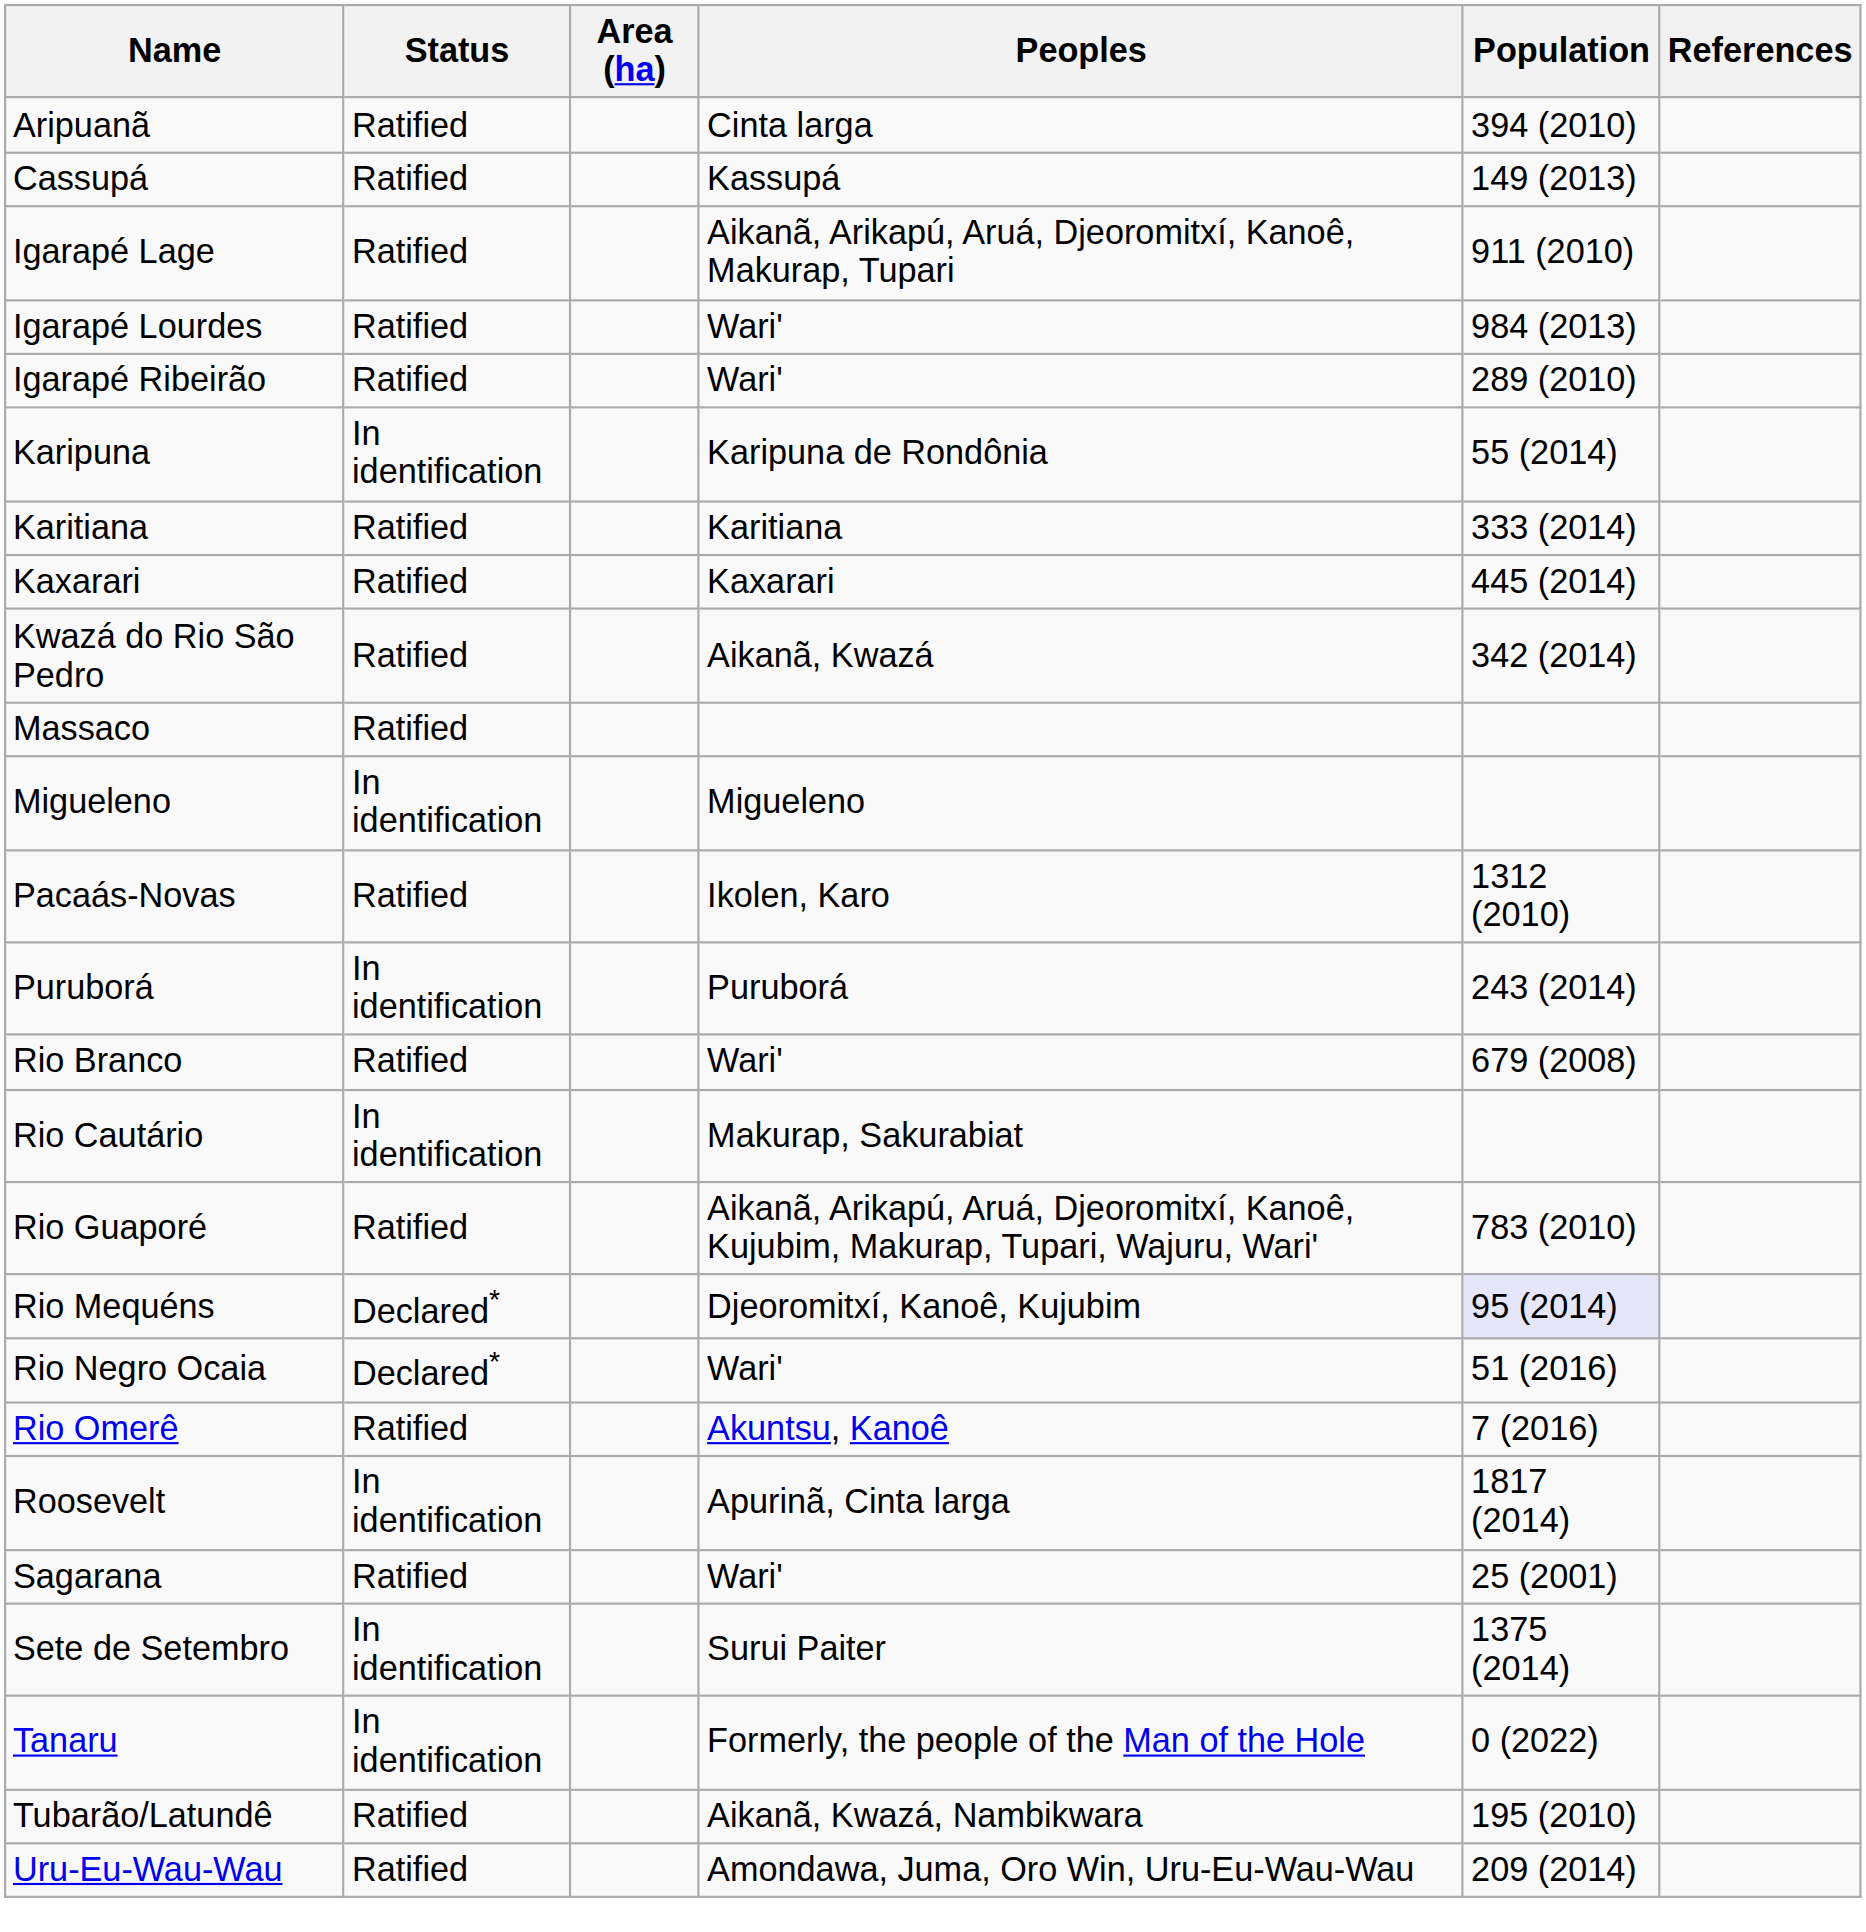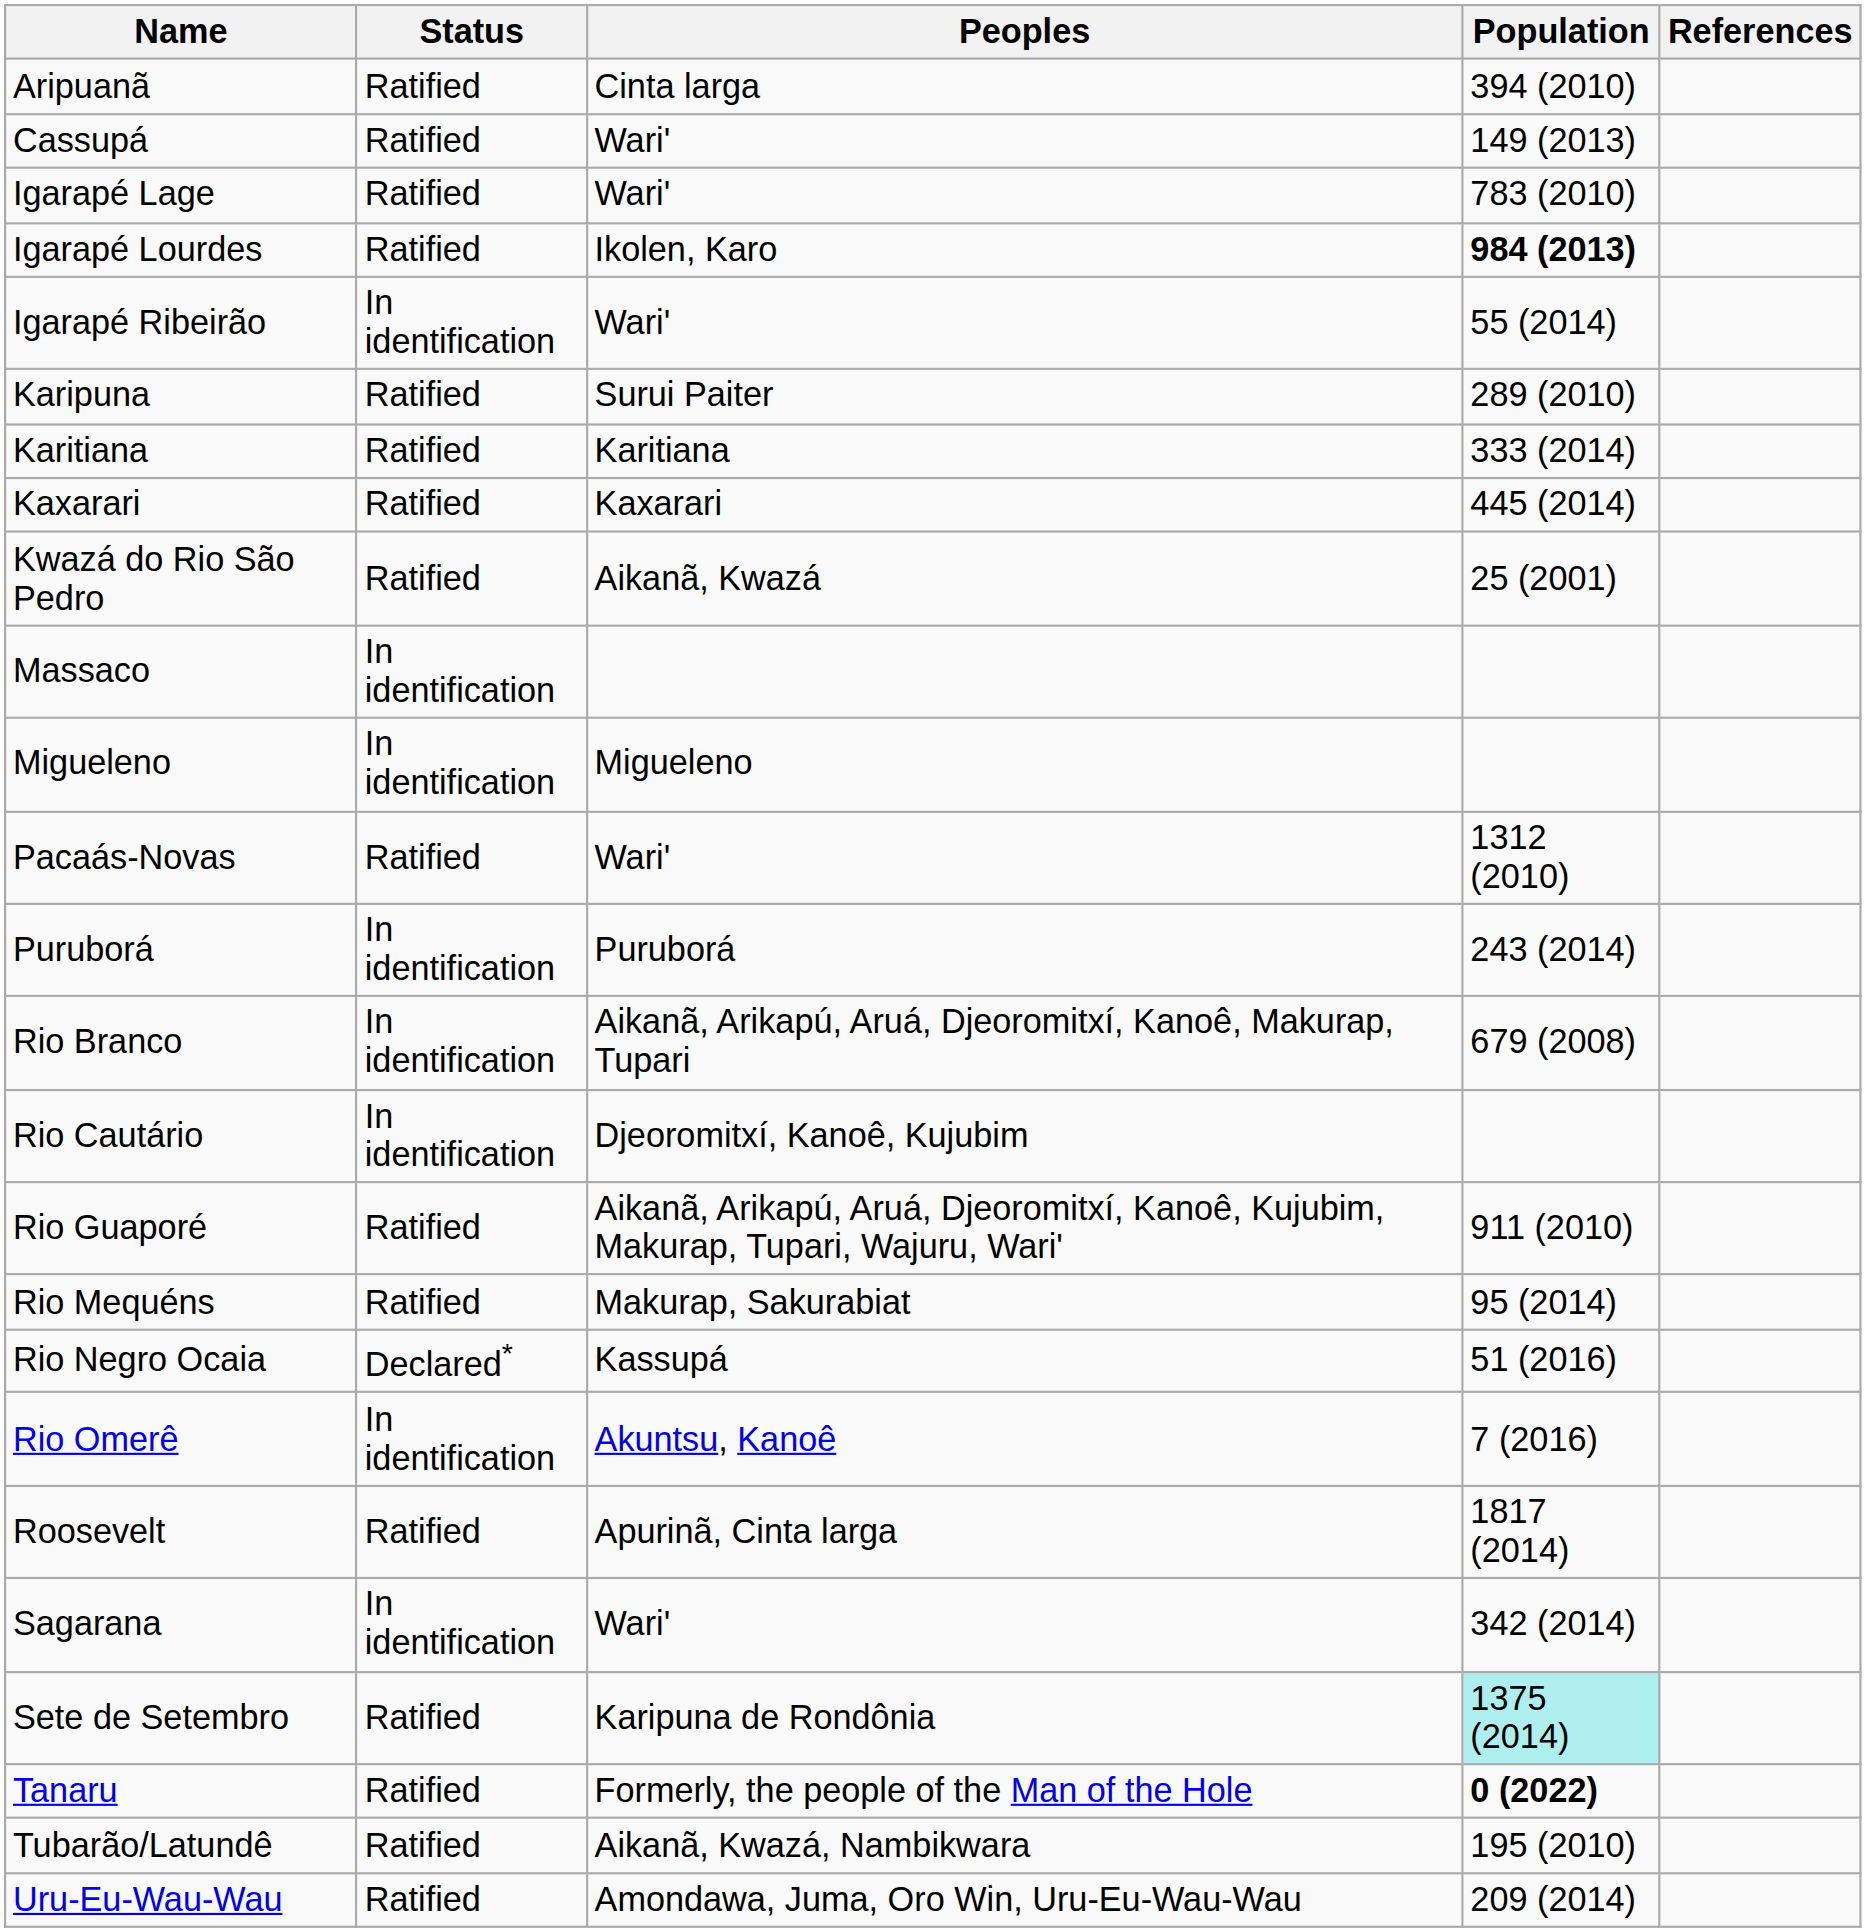- column: (635, 50)
(774, 178) Kassupá -> (632, 140) Wari'
(1031, 252) Aikanã, Arikapú, Aruá, Djeoromitxí, Kanoê, Makurap, Tupari -> (632, 194) Wari'
(1553, 252) 911 (2010) -> (1553, 194) 783 (2010)
(745, 325) Wari' -> (686, 248) Ikolen, Karo
(1554, 325) normal -> (1553, 248) bold
(410, 380) Ratified -> (460, 322) In identification
(1554, 380) 289 (2010) -> (1544, 322) 55 (2014)
(447, 453) In identification -> (423, 395) Ratified
(878, 453) Karipuna de Rondônia -> (684, 395) Surui Paiter
(1544, 453) 55 (2014) -> (1553, 395) 289 (2010)
(1554, 655) 342 (2014) -> (1544, 578) 25 (2001)
(410, 728) Ratified -> (460, 670) In identification
(798, 895) Ikolen, Karo -> (632, 856) Wari'
(410, 1061) Ratified -> (460, 1042) In identification
(745, 1061) Wari' -> (994, 1042) Aikanã, Arikapú, Aruá, Djeoromitxí, Kanoê, Makurap, Tupari
(865, 1135) Makurap, Sakurabiat -> (811, 1135) Djeoromitxí, Kanoê, Kujubim
(1554, 1227) 783 (2010) -> (1552, 1227) 911 (2010)
(426, 1306) Declared* -> (423, 1301) Ratified
(924, 1306) Djeoromitxí, Kanoê, Kujubim -> (753, 1301) Makurap, Sakurabiat
(1544, 1306) lavender background -> (1544, 1301) no background
(745, 1369) Wari' -> (661, 1360) Kassupá
(410, 1428) Ratified -> (460, 1438) In identification
(447, 1502) In identification -> (423, 1531) Ratified
(410, 1575) Ratified -> (460, 1624) In identification
(1544, 1575) 25 (2001) -> (1553, 1624) 342 (2014)
(447, 1649) In identification -> (423, 1717) Ratified
(797, 1649) Surui Paiter -> (765, 1717) Karipuna de Rondônia
(1521, 1649) no background -> (1520, 1717) paleturquoise background
(447, 1742) In identification -> (423, 1790) Ratified
(1535, 1742) normal -> (1534, 1790) bold
